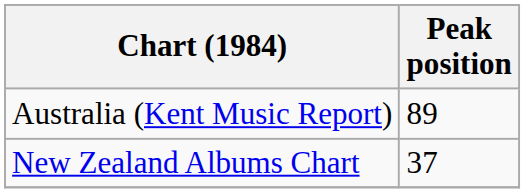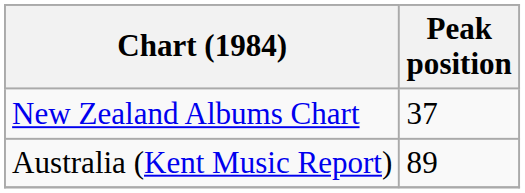rows swapped: (202, 113) <-> (186, 162)
